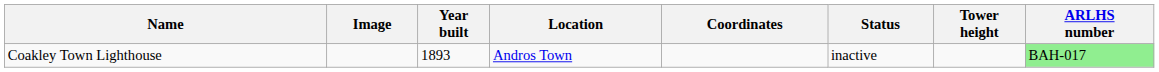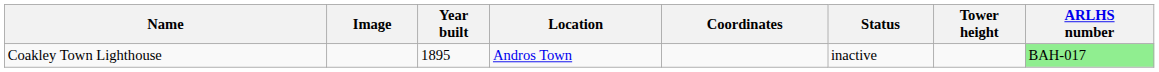(436, 55) 1893 -> (436, 55) 1895
